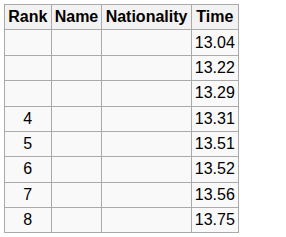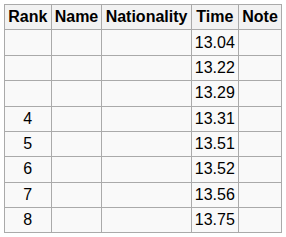+ column: (260, 17)
